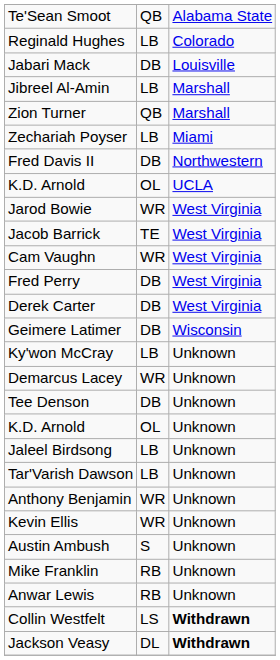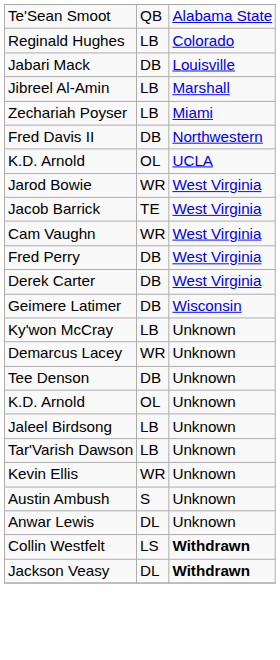- row: (47, 112)
- row: (70, 498)
- row: (53, 570)
(151, 595) RB -> (150, 522) DL
